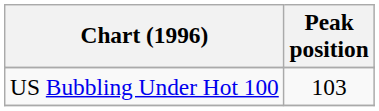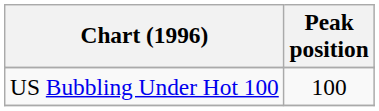(329, 86) 103 -> (329, 86) 100
